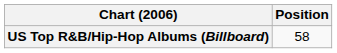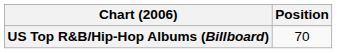(302, 36) 58 -> (302, 36) 70
